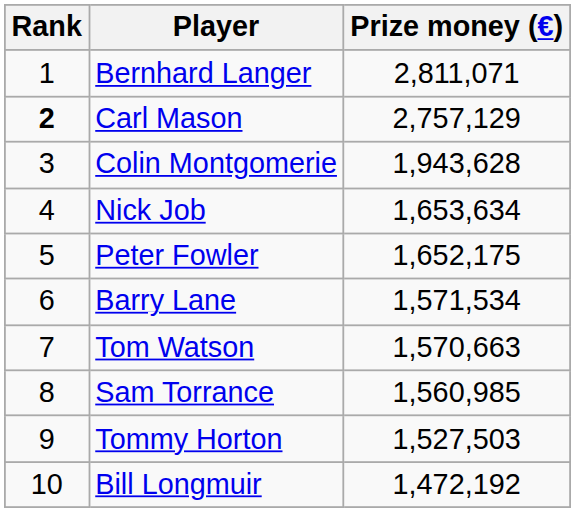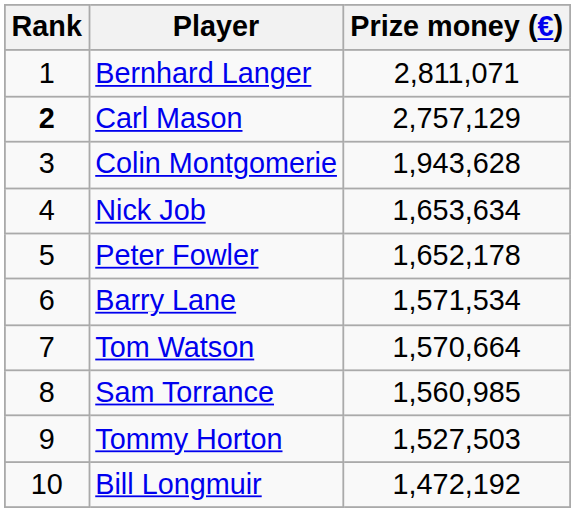(457, 255) 1,652,175 -> (457, 255) 1,652,178
(457, 347) 1,570,663 -> (457, 347) 1,570,664
